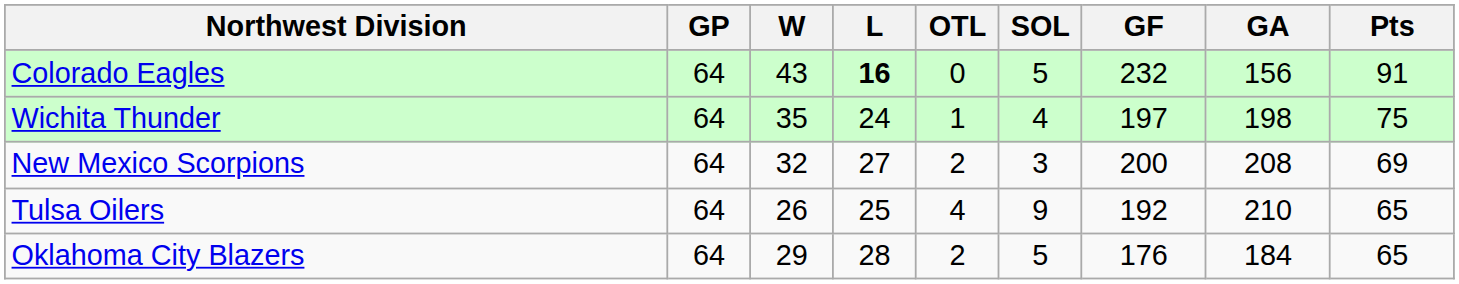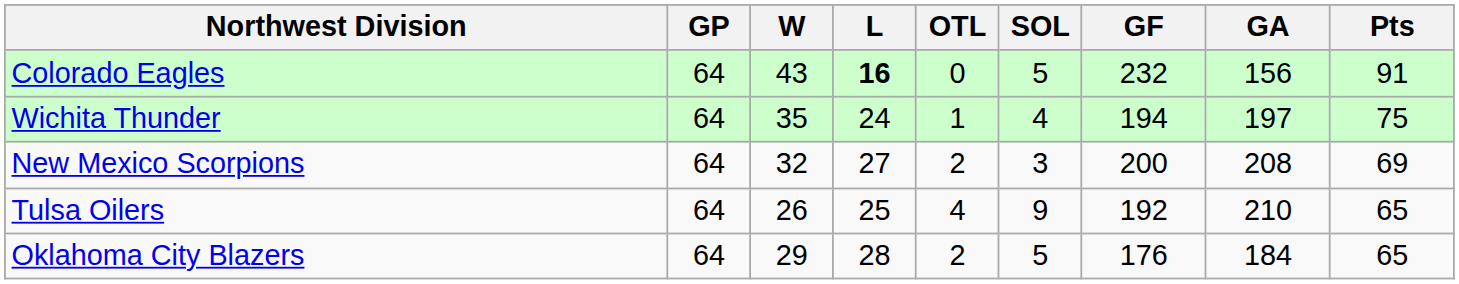(1144, 118) 197 -> (1144, 118) 194
(1268, 118) 198 -> (1268, 118) 197
